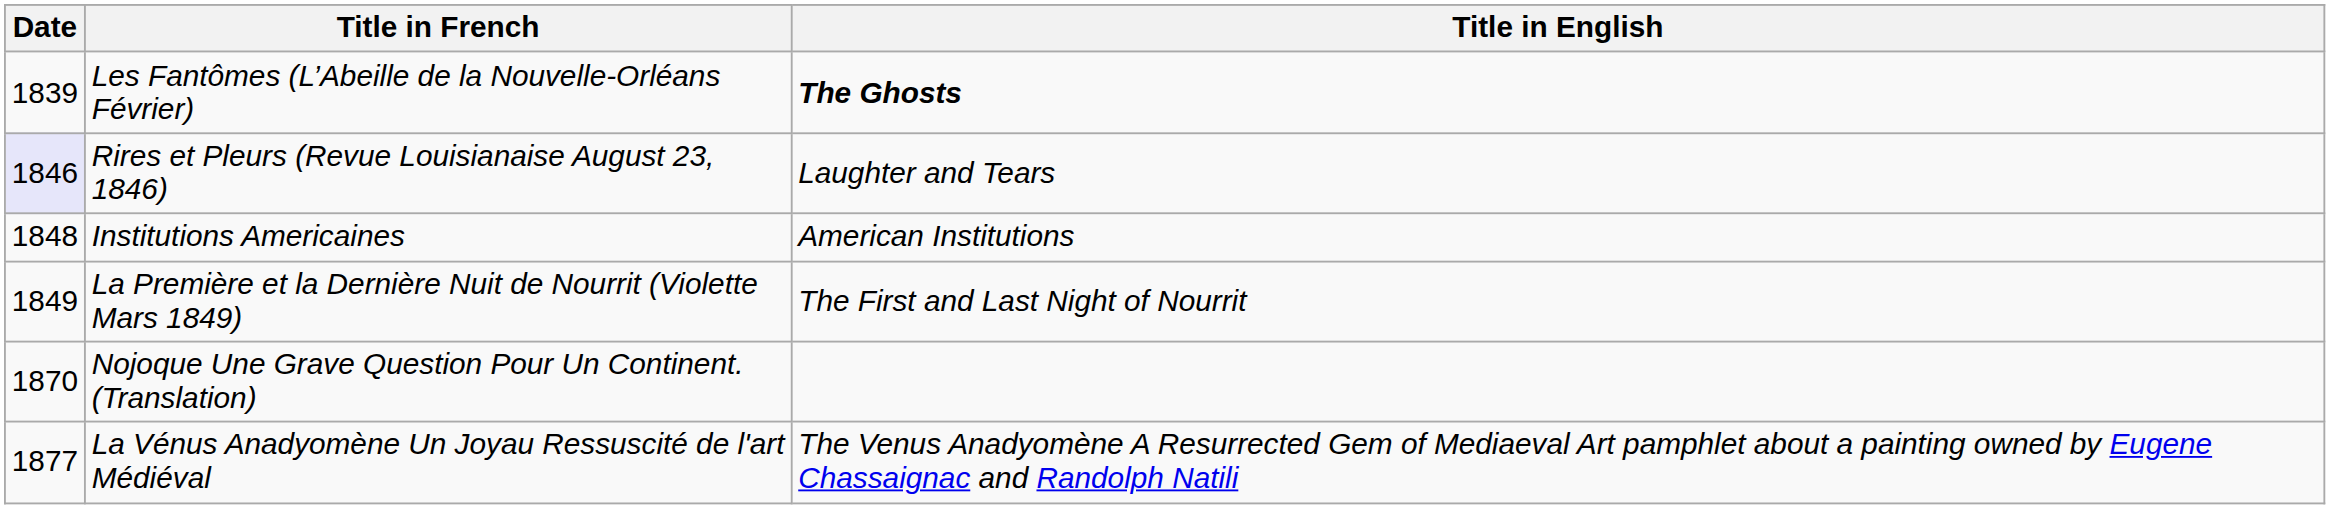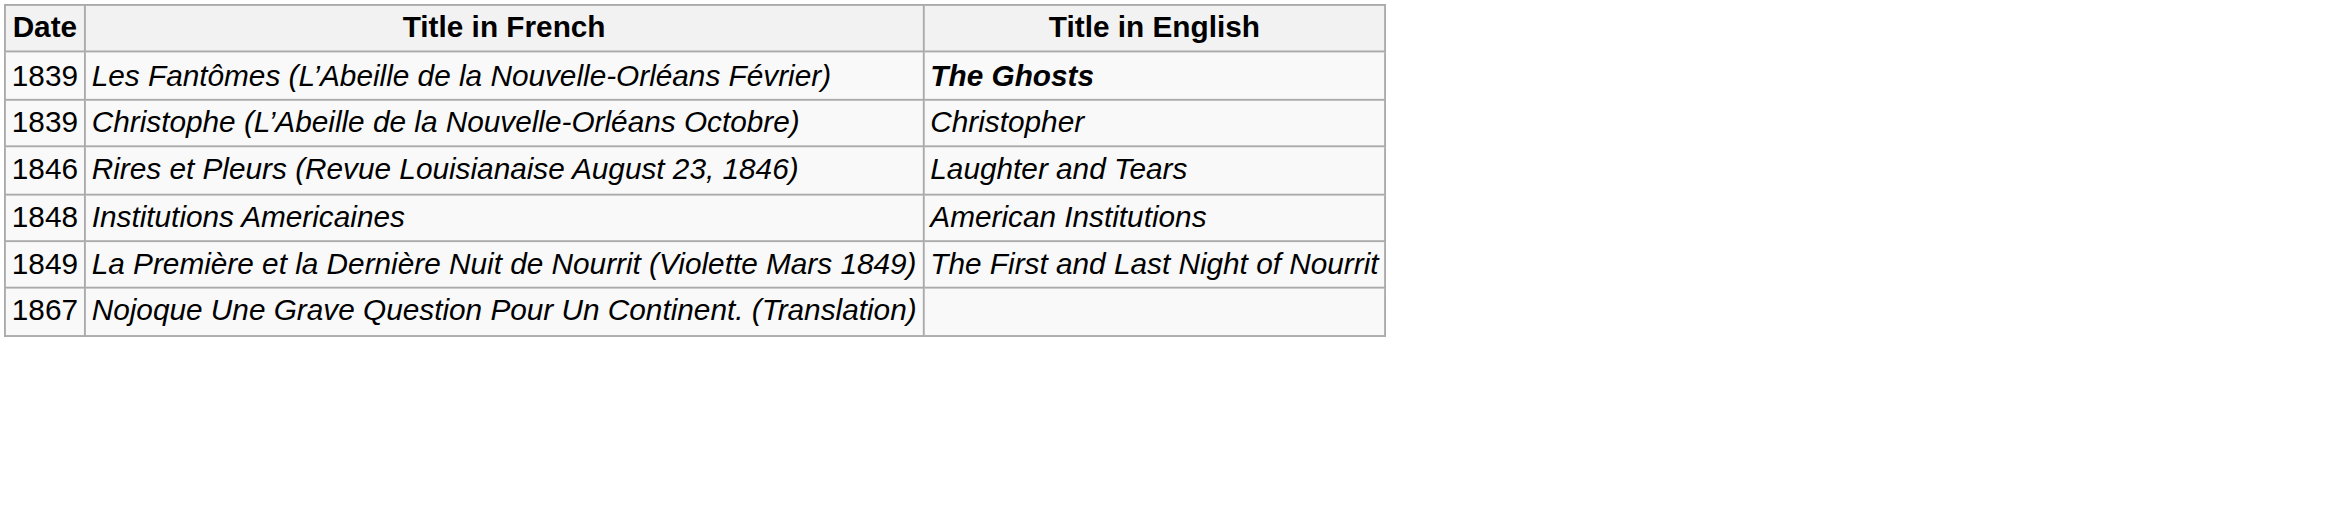+ row: (446, 122)
(45, 172) lavender background -> (45, 169) no background
(45, 381) 1870 -> (45, 311) 1867
- row: (438, 461)
